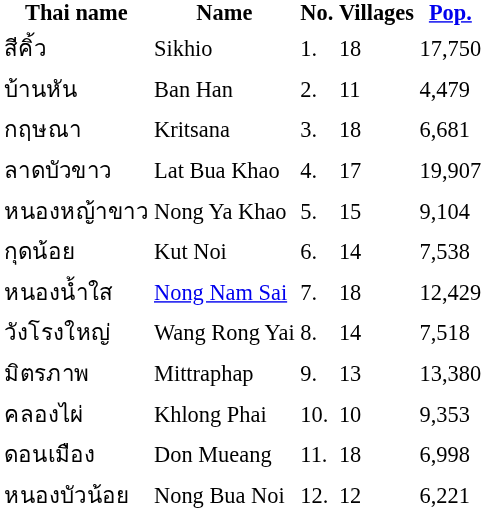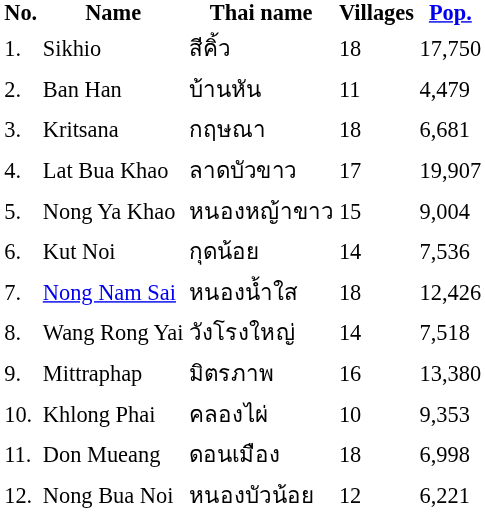columns swapped: (317, 12) <-> (76, 12)
(445, 210) 9,104 -> (445, 210) 9,004
(445, 251) 7,538 -> (445, 251) 7,536
(450, 291) 12,429 -> (450, 291) 12,426
(350, 373) 13 -> (350, 373) 16
